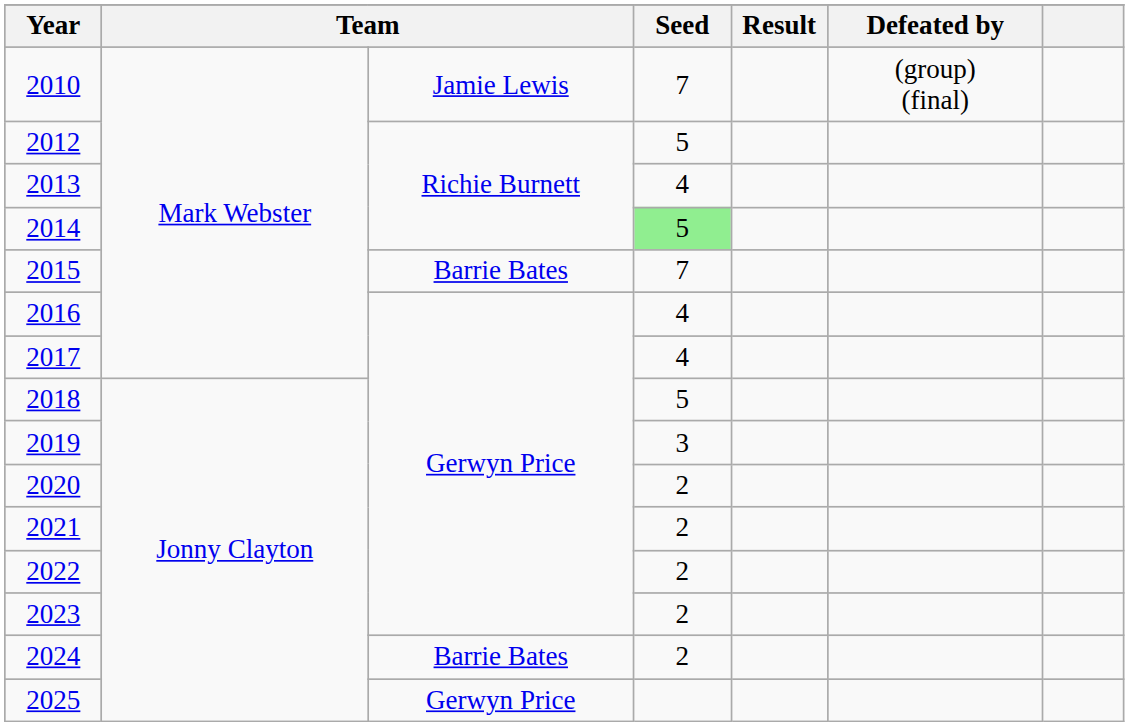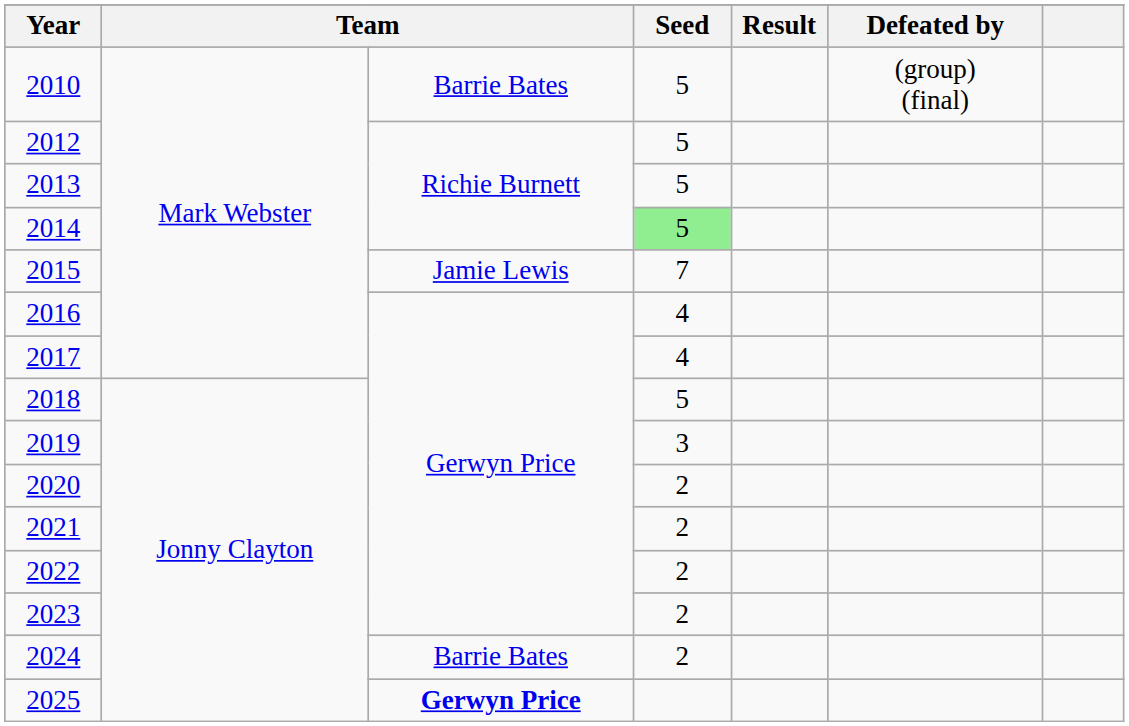(501, 84) Jamie Lewis -> (501, 84) Barrie Bates
(682, 84) 7 -> (682, 84) 5
(682, 185) 4 -> (682, 185) 5
(501, 270) Barrie Bates -> (501, 270) Jamie Lewis
(501, 699) normal -> (501, 699) bold
